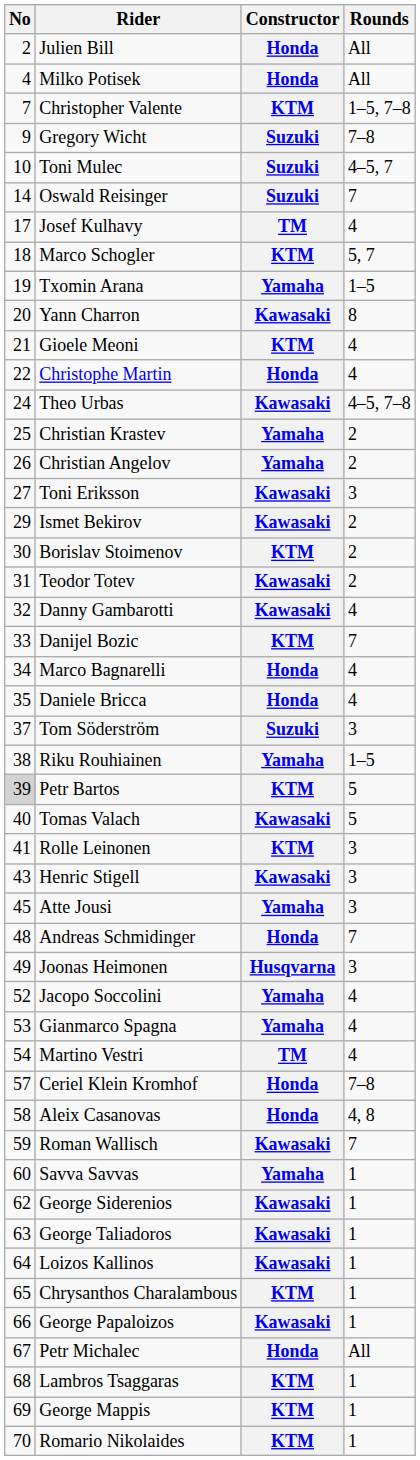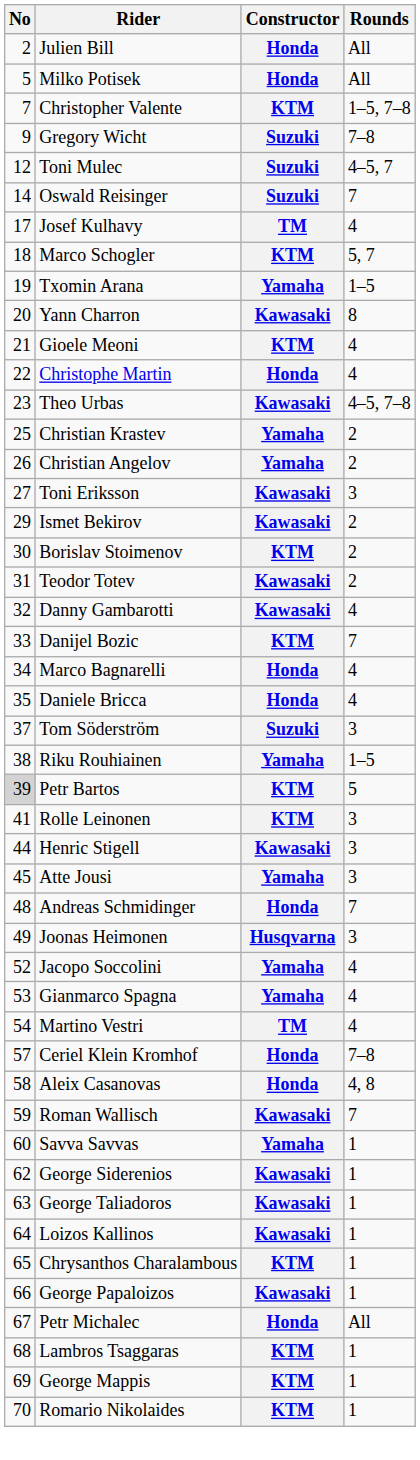(26, 78) 4 -> (26, 78) 5
(22, 166) 10 -> (22, 166) 12
(22, 403) 24 -> (22, 403) 23
- row: (90, 818)
(22, 877) 43 -> (22, 848) 44
